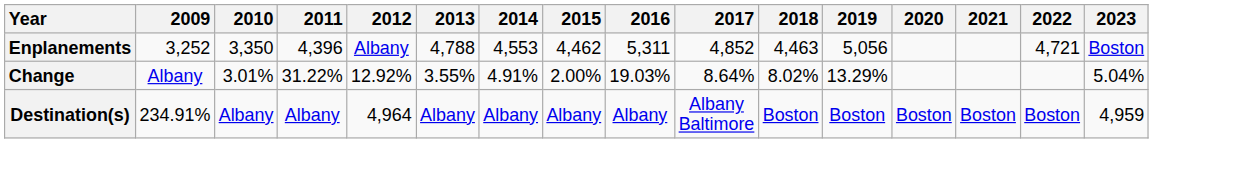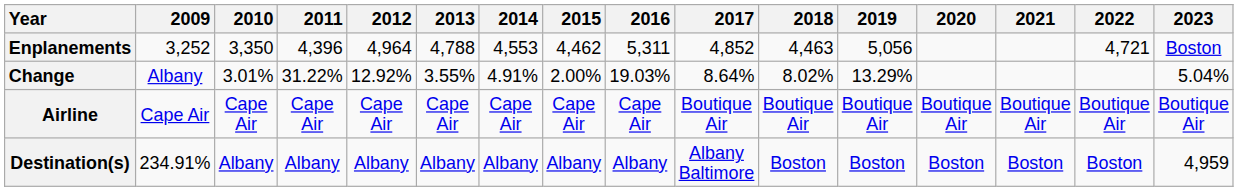(381, 47) Albany -> (389, 47) 4,964
+ row: (70, 114)
(389, 114) 4,964 -> (381, 163) Albany
